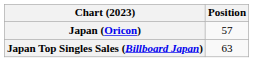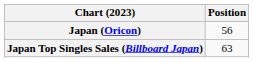(227, 30) 57 -> (227, 30) 56
